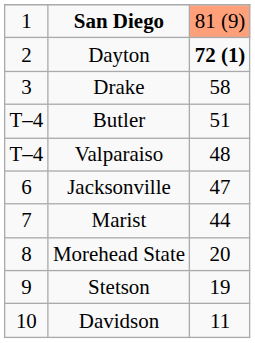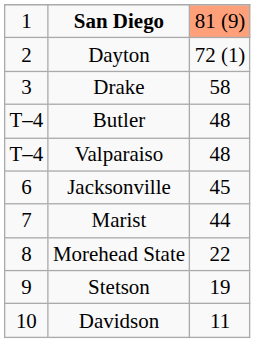(220, 54) bold -> (220, 54) normal
(220, 120) 51 -> (220, 120) 48
(220, 187) 47 -> (220, 187) 45
(220, 253) 20 -> (220, 253) 22
